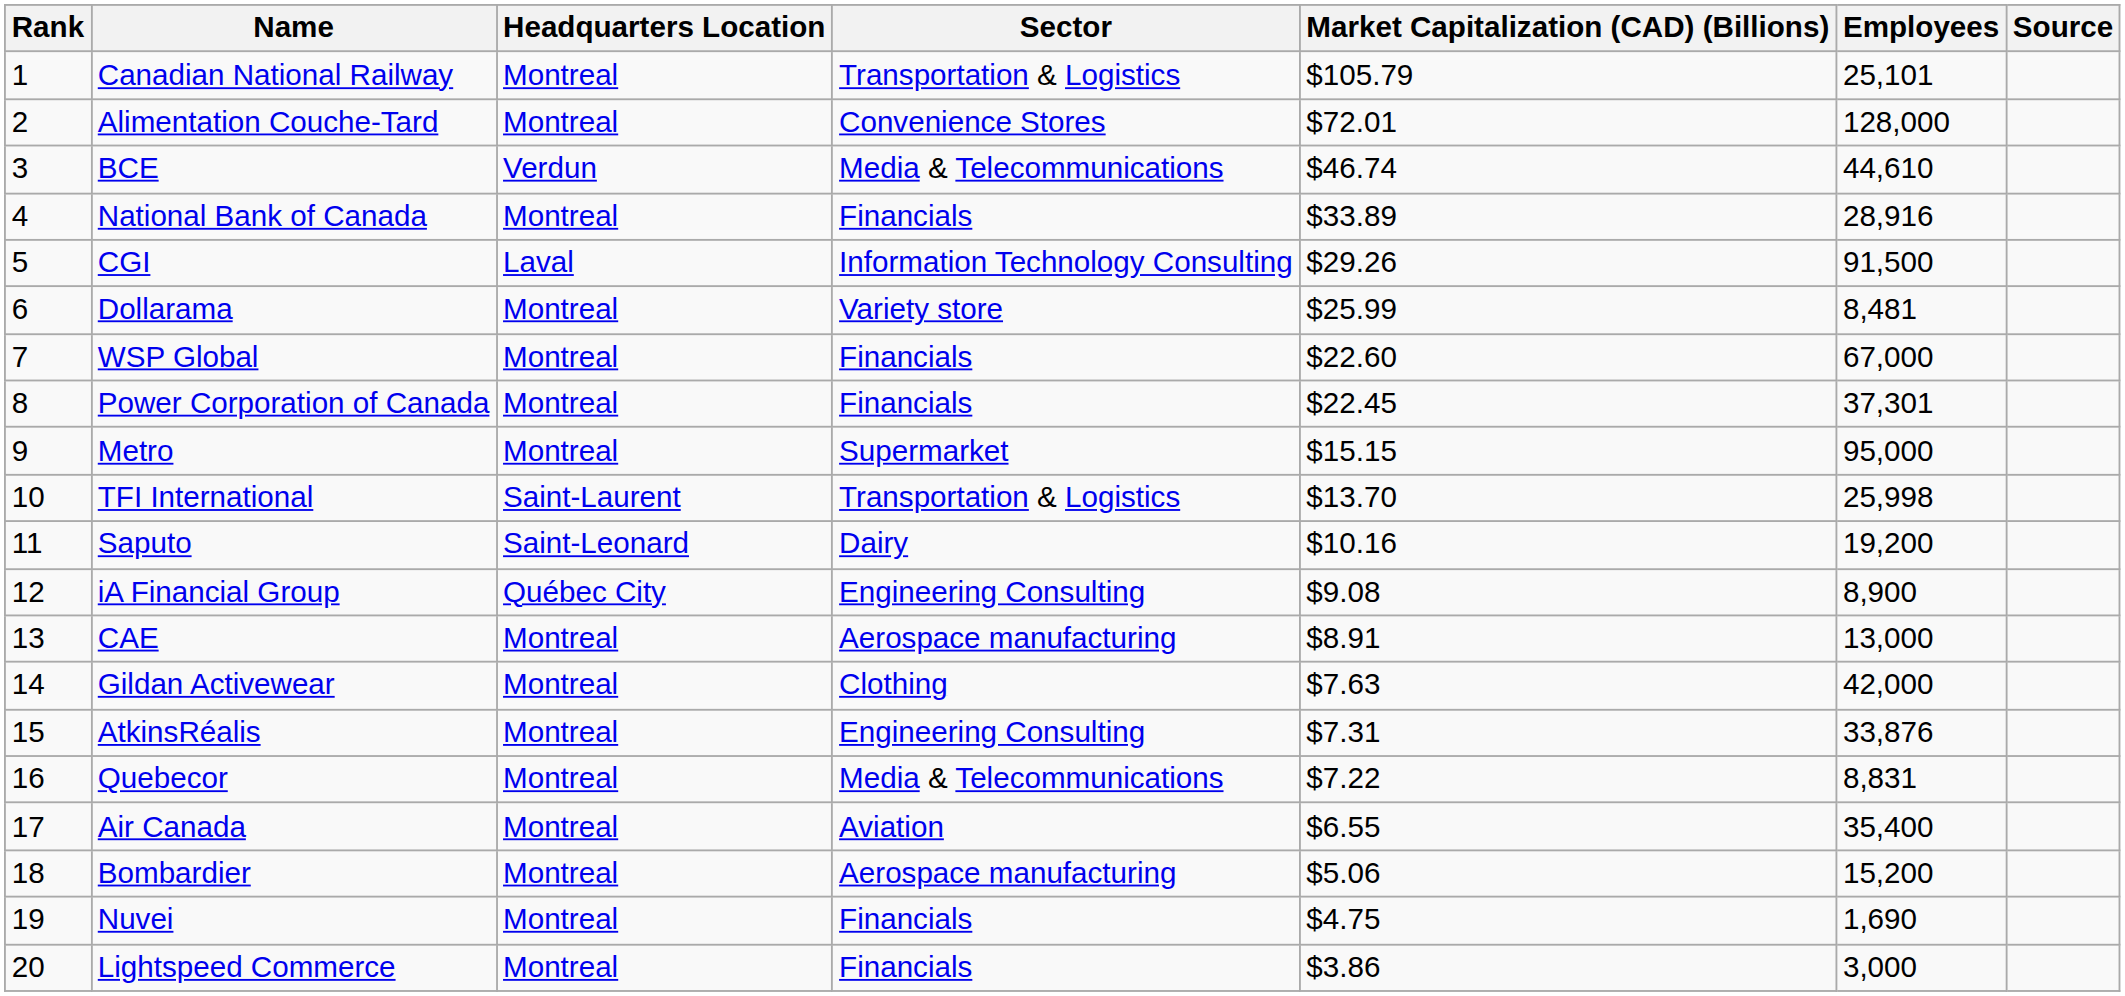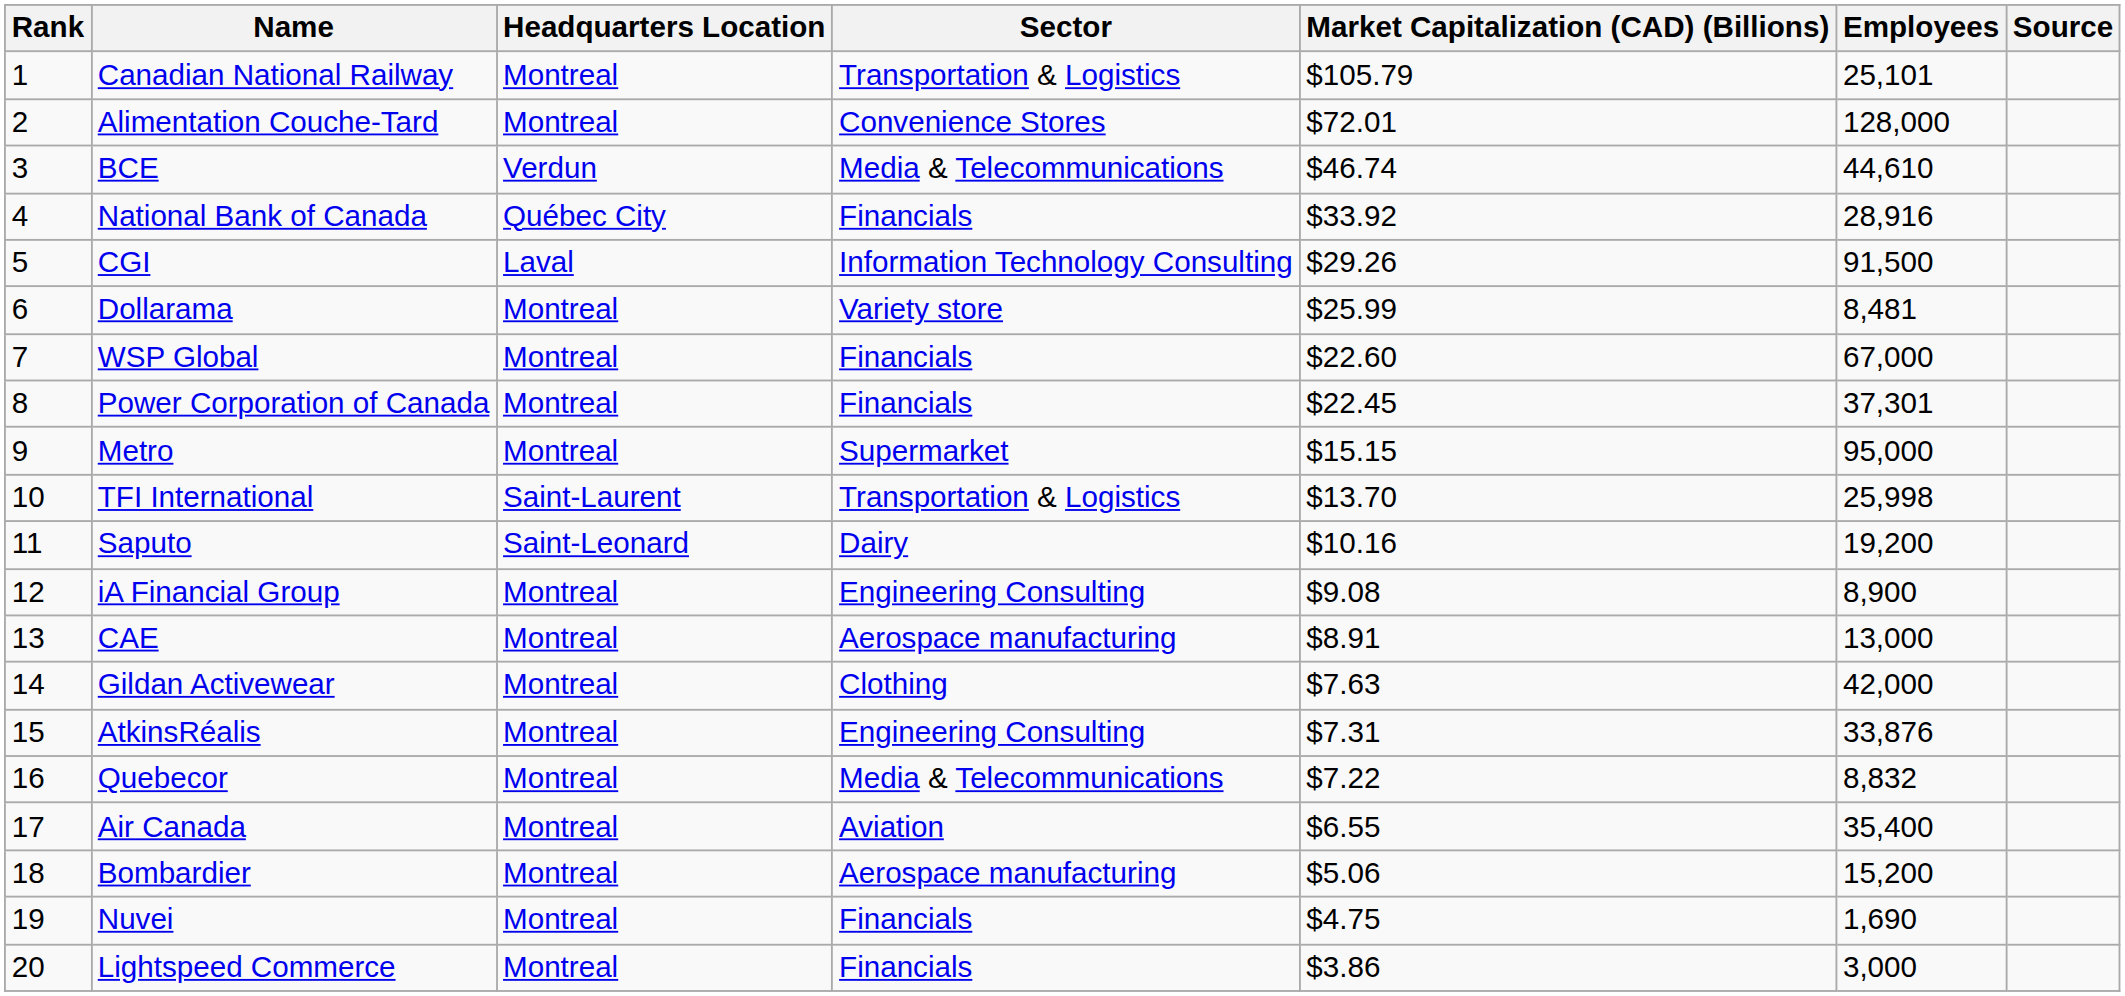(561, 215) Montreal -> (584, 215) Québec City
(1352, 215) $33.89 -> (1352, 215) $33.92
(584, 591) Québec City -> (561, 591) Montreal
(1880, 779) 8,831 -> (1880, 779) 8,832
